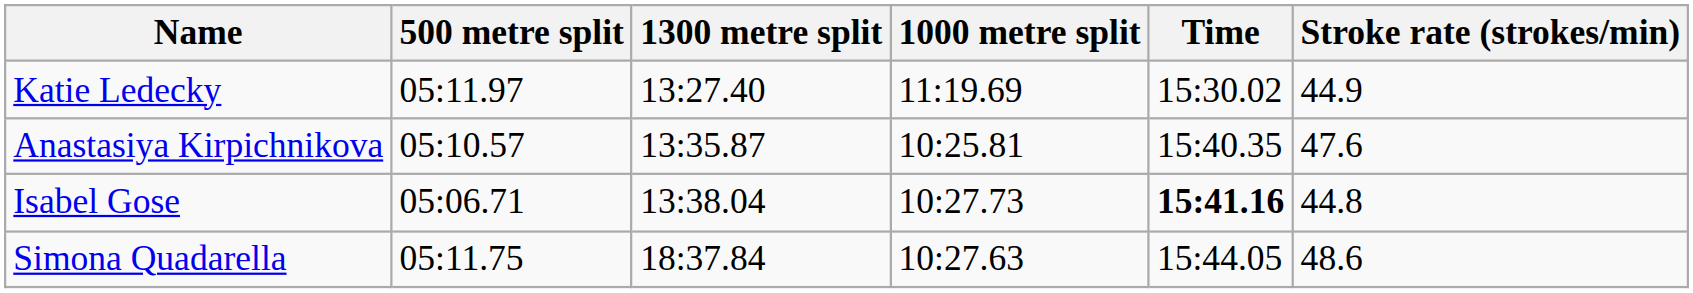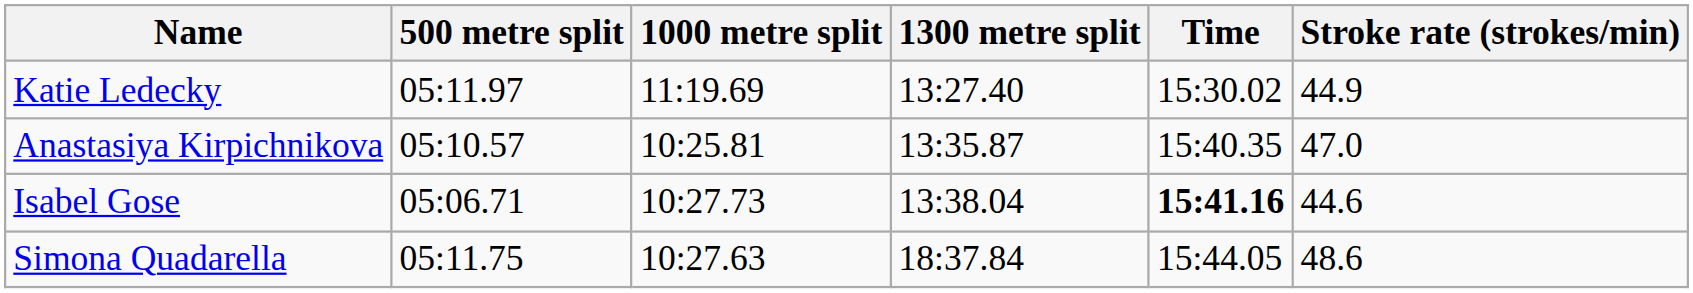columns swapped: (1020, 32) <-> (761, 32)
(1332, 145) 47.6 -> (1332, 145) 47.0
(1332, 201) 44.8 -> (1332, 201) 44.6
